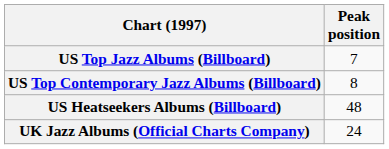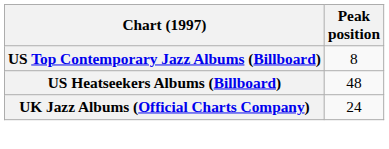- row: (164, 58)
